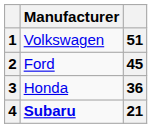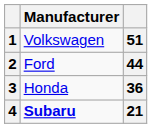(135, 64) 45 -> (135, 64) 44
